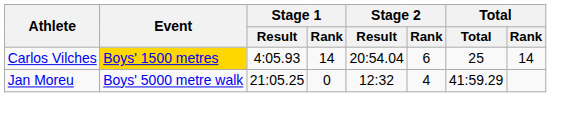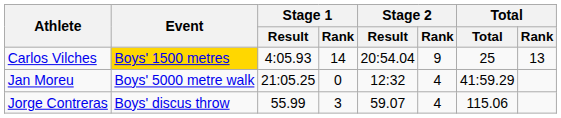(426, 59) 6 -> (437, 59) 9
(526, 59) 14 -> (537, 59) 13
+ row: (58, 103)
